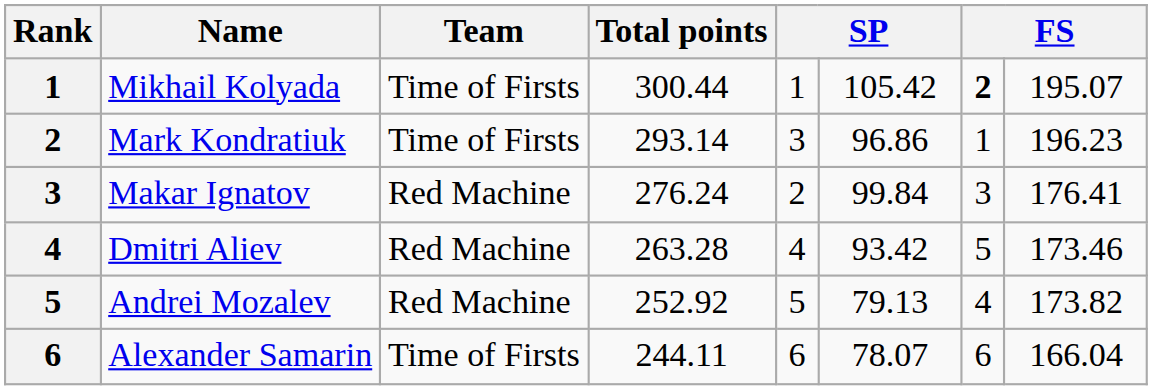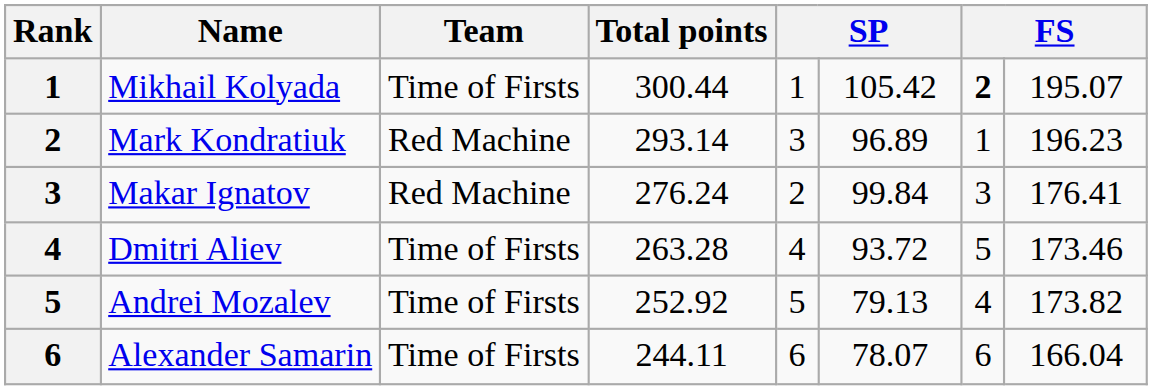(484, 139) Time of Firsts -> (479, 139) Red Machine
(890, 139) 96.86 -> (890, 139) 96.89
(479, 247) Red Machine -> (484, 247) Time of Firsts
(890, 247) 93.42 -> (890, 247) 93.72
(479, 301) Red Machine -> (484, 301) Time of Firsts
